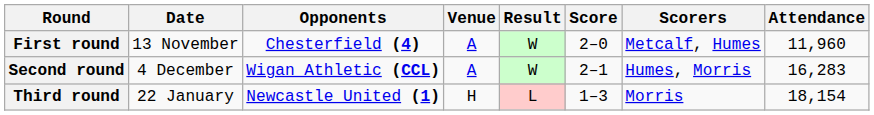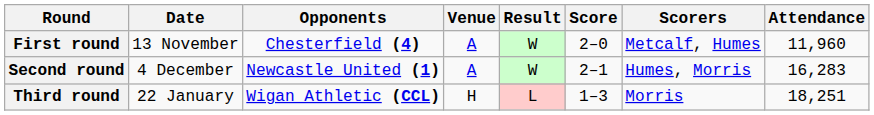(343, 70) Wigan Athletic (CCL) -> (343, 70) Newcastle United (1)
(343, 97) Newcastle United (1) -> (343, 97) Wigan Athletic (CCL)
(817, 97) 18,154 -> (817, 97) 18,251
